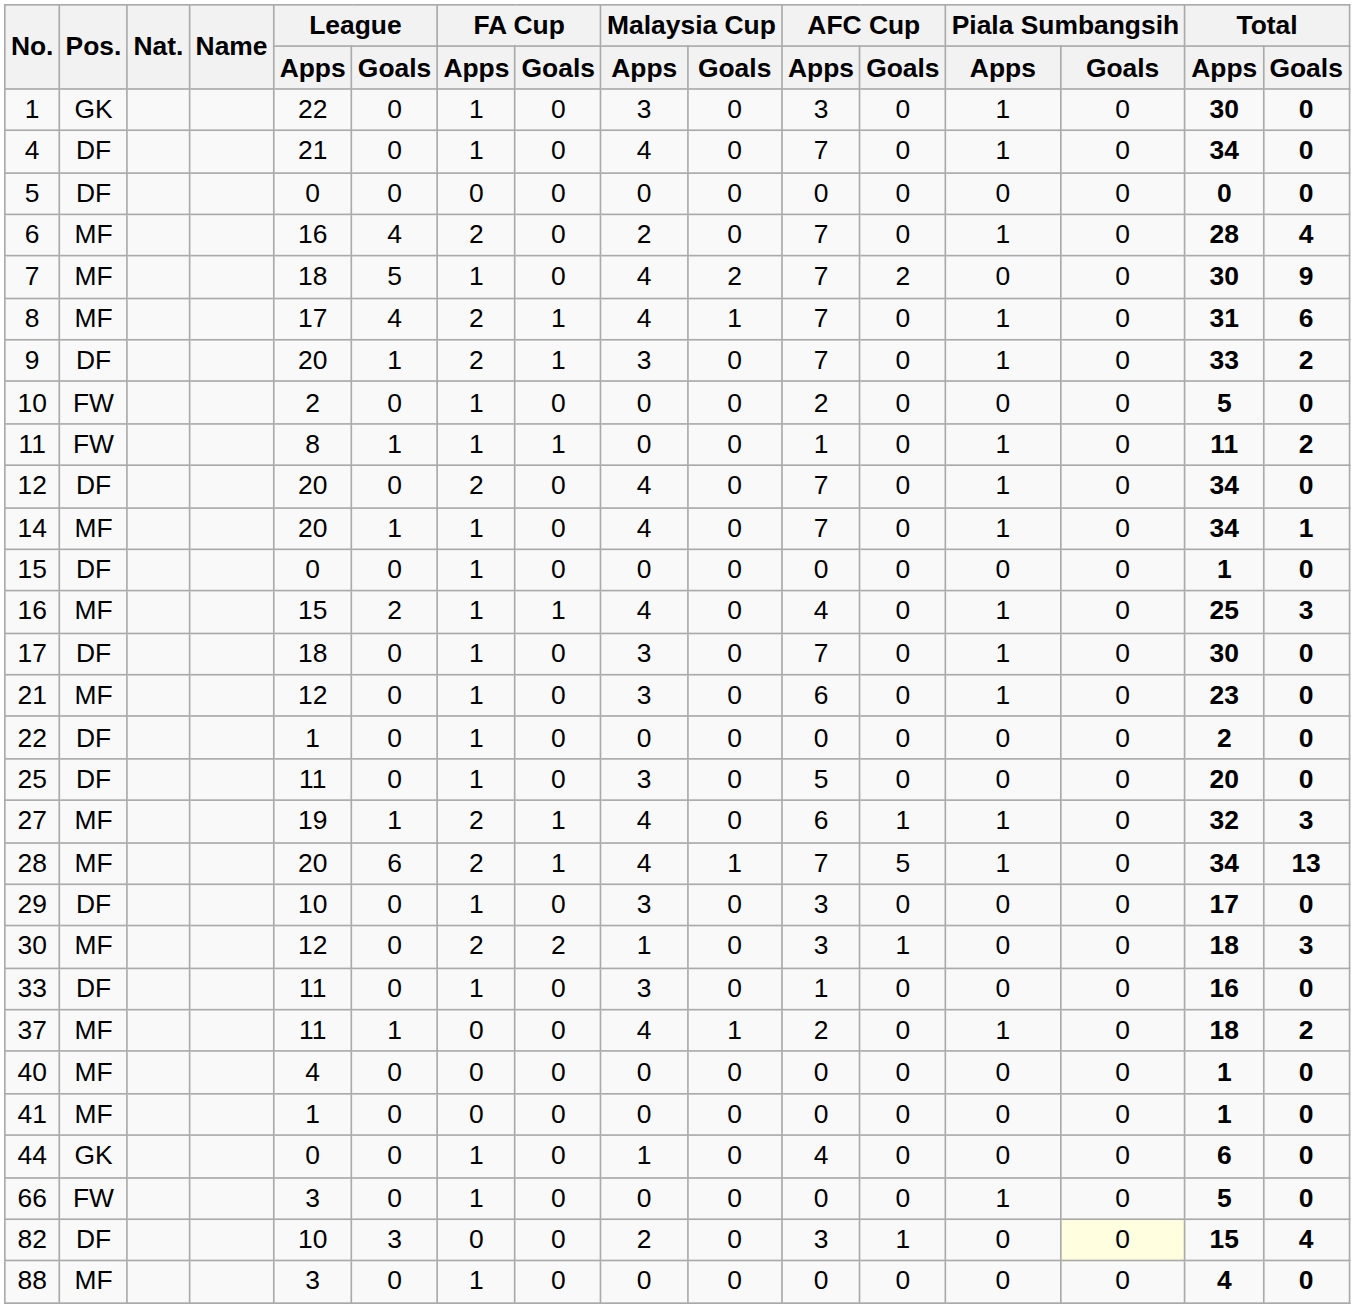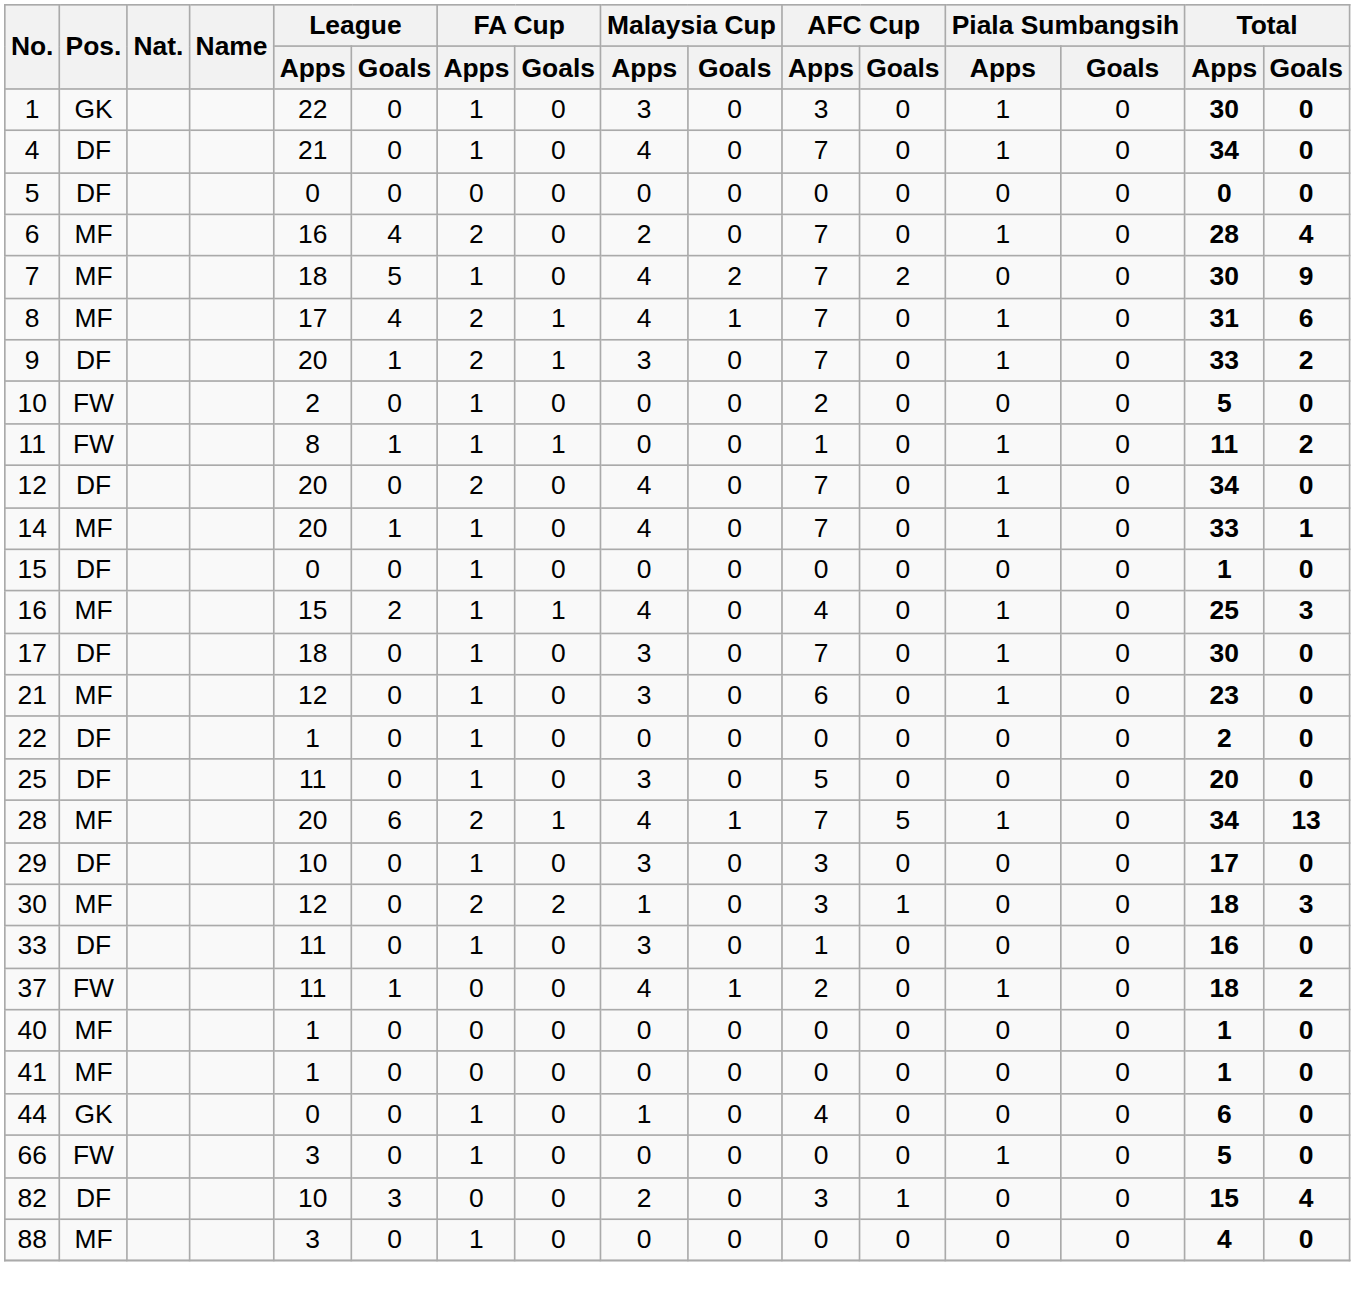(1224, 527) 34 -> (1224, 527) 33
- row: (32, 820)
(93, 1030) MF -> (93, 988) FW
(313, 1072) 4 -> (313, 1030) 1
(1123, 1239) lightyellow background -> (1123, 1197) no background
